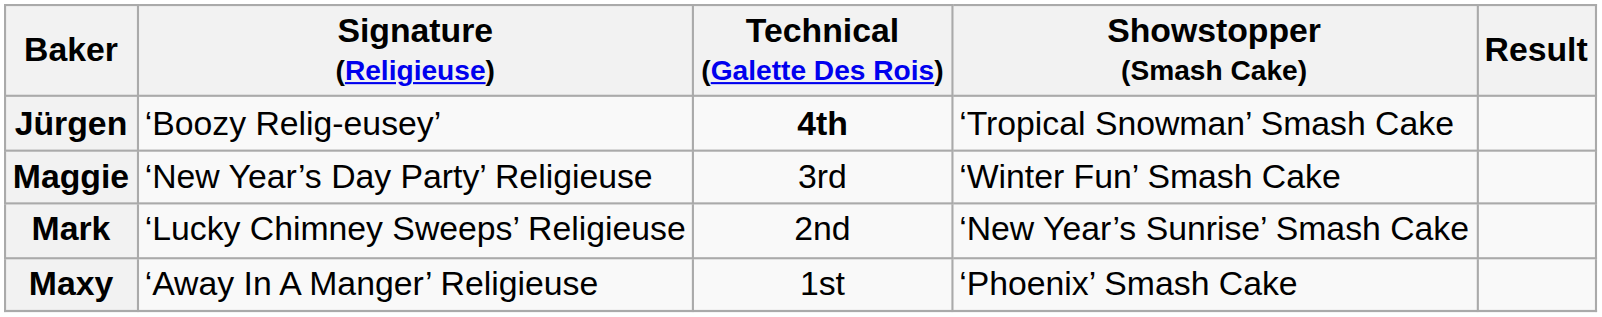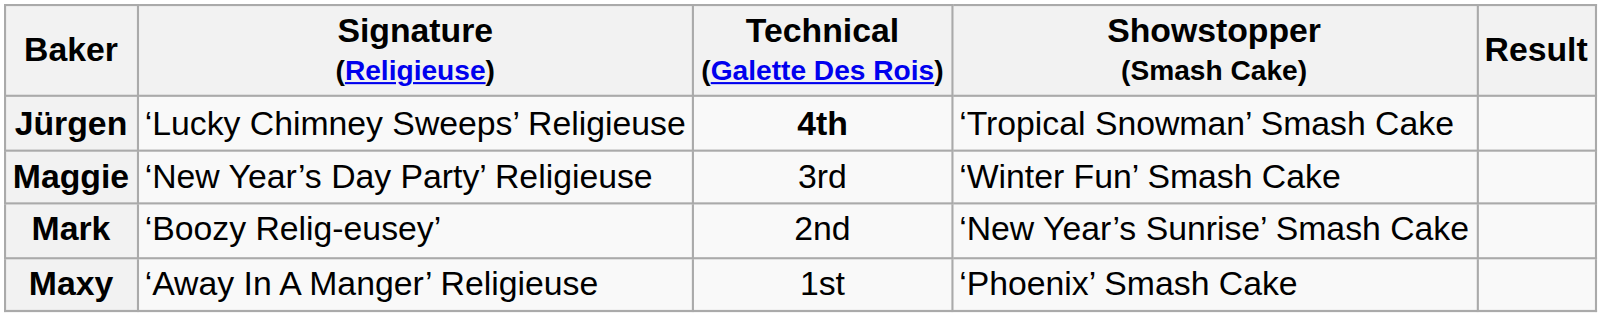(293, 122) ‘Boozy Relig-eusey’ -> (415, 122) ‘Lucky Chimney Sweeps’ Religieuse
(415, 229) ‘Lucky Chimney Sweeps’ Religieuse -> (293, 229) ‘Boozy Relig-eusey’
